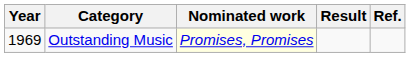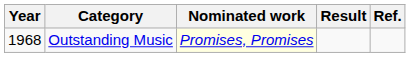(25, 40) 1969 -> (25, 40) 1968
